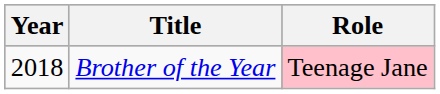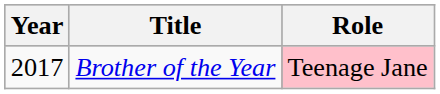(37, 66) 2018 -> (37, 66) 2017
